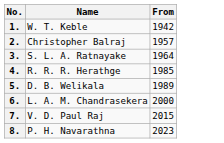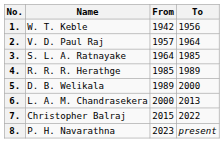+ column: (198, 12)
(77, 41) Christopher Balraj -> (66, 41) V. D. Paul Raj
(66, 116) V. D. Paul Raj -> (77, 116) Christopher Balraj
